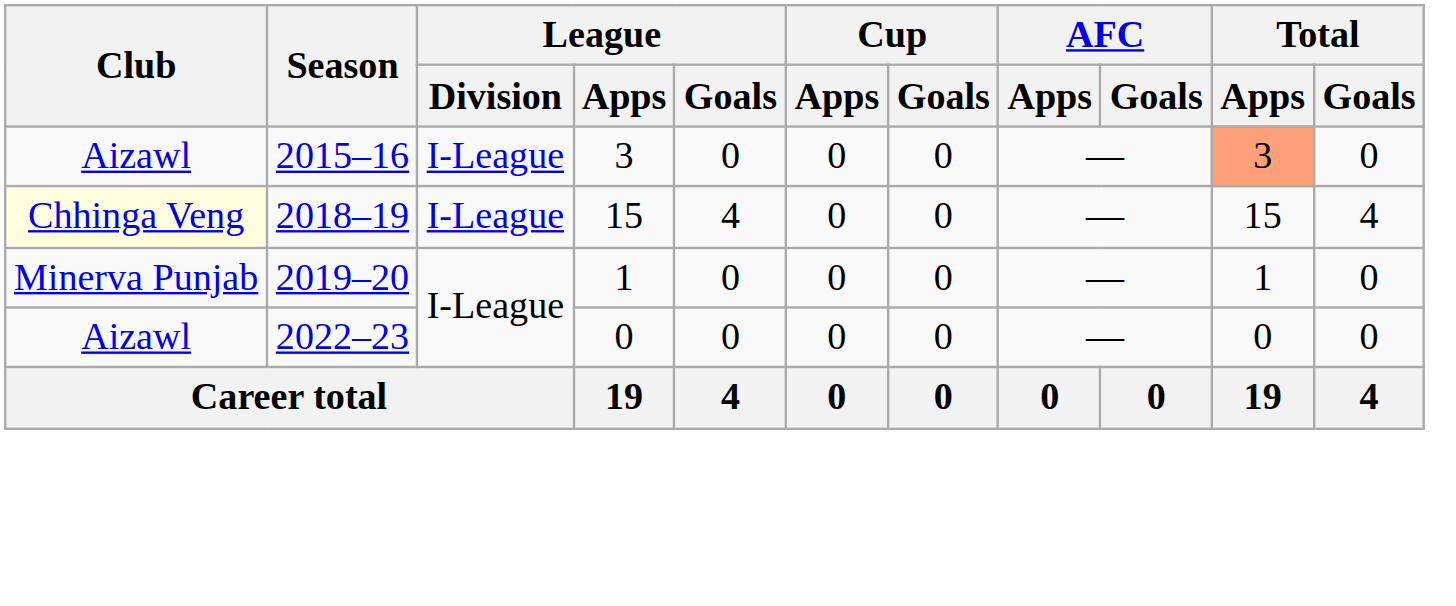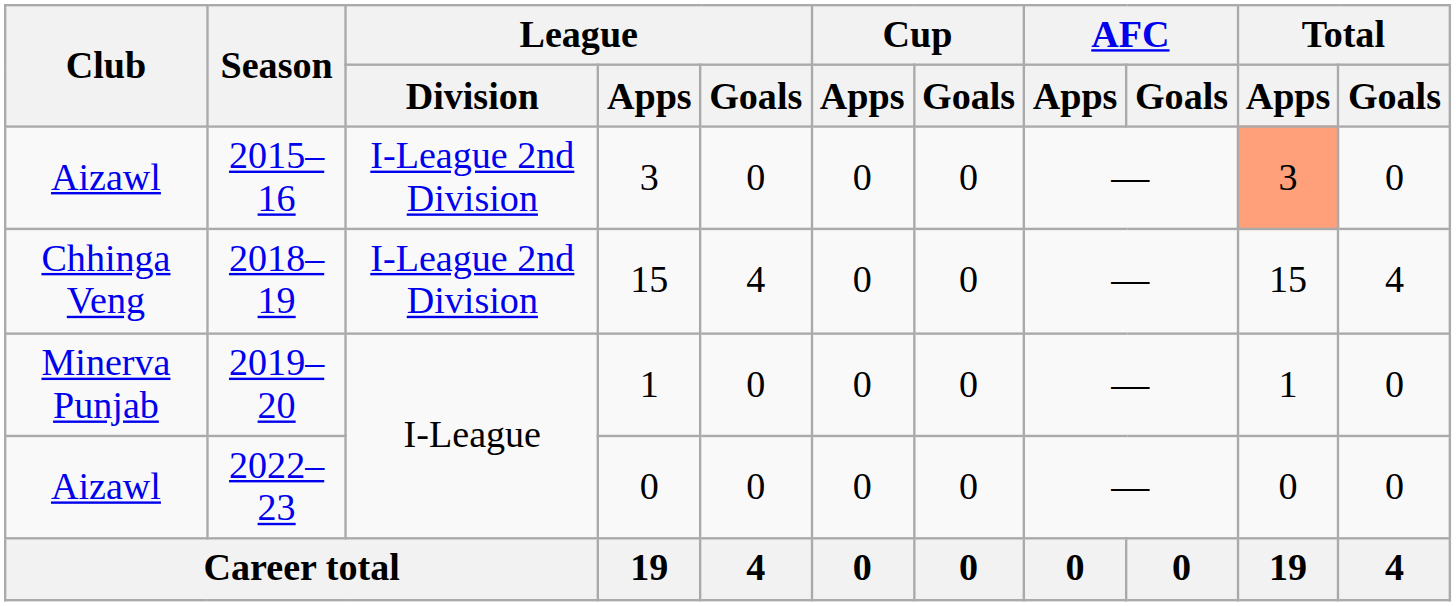(495, 155) I-League -> (472, 176) I-League 2nd Division
(136, 215) lightyellow background -> (106, 280) no background
(495, 215) I-League -> (472, 280) I-League 2nd Division
